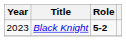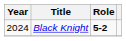(18, 28) 2023 -> (18, 28) 2024
